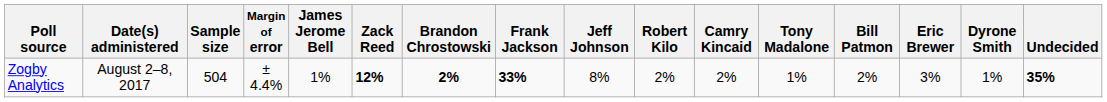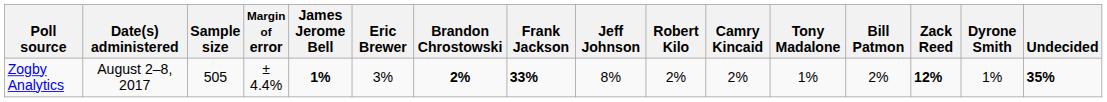columns swapped: (930, 39) <-> (377, 39)
(215, 77) 504 -> (215, 77) 505
(320, 77) normal -> (320, 77) bold
